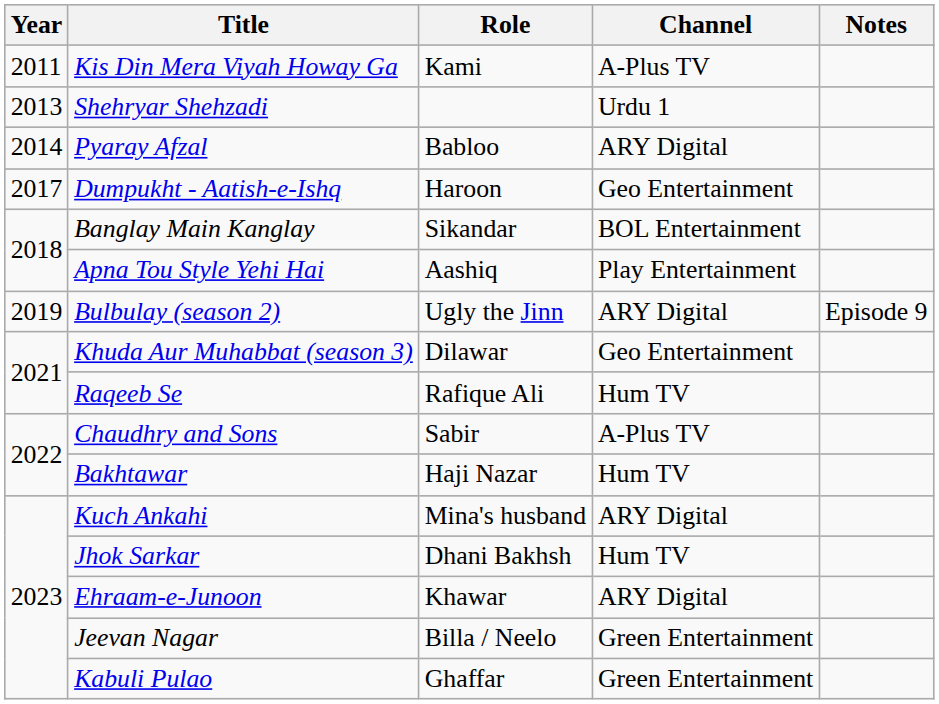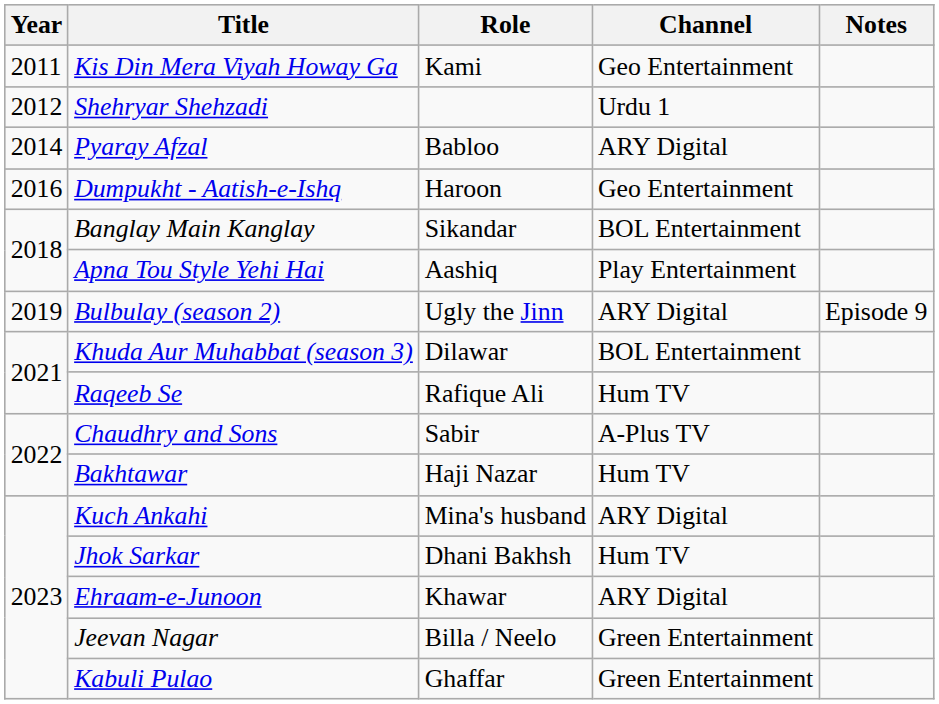(654, 65) A-Plus TV -> (696, 65) Geo Entertainment
(37, 106) 2013 -> (37, 106) 2012
(37, 188) 2017 -> (37, 188) 2016
(696, 351) Geo Entertainment -> (699, 351) BOL Entertainment
